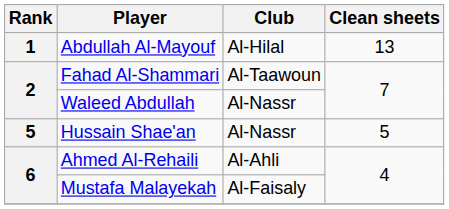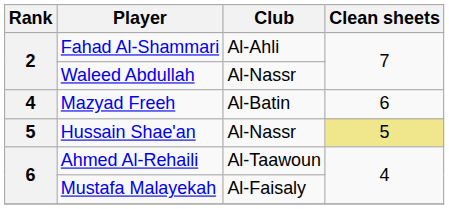- row: (138, 47)
(274, 75) Al-Taawoun -> (253, 47) Al-Ahli
+ row: (118, 103)
(385, 132) no background -> (385, 132) khaki background
(253, 160) Al-Ahli -> (274, 160) Al-Taawoun
